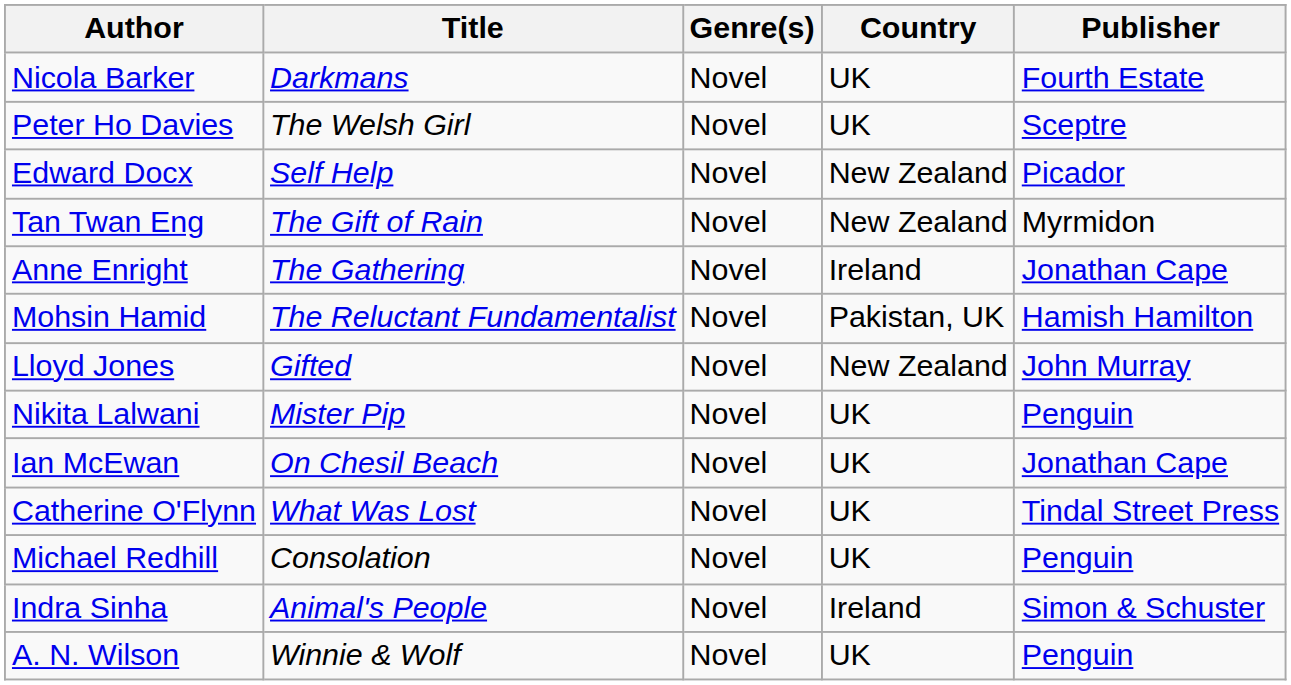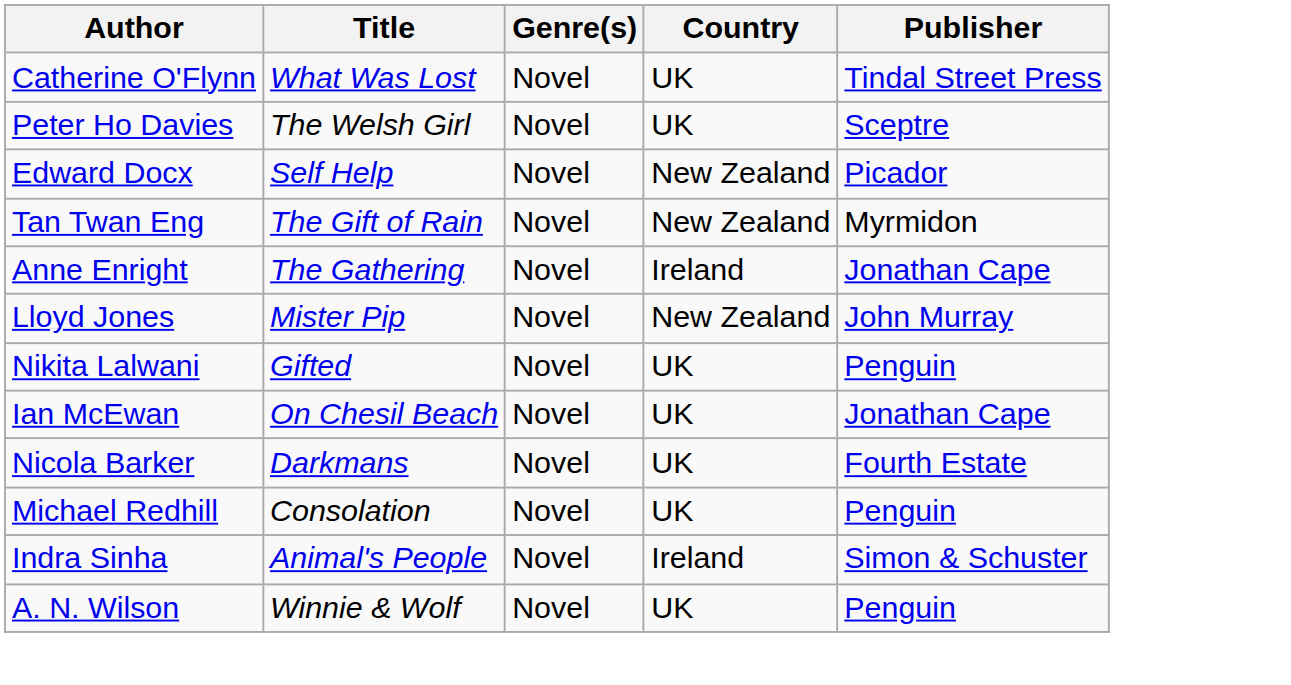rows swapped: (103, 76) <-> (134, 510)
- row: (109, 317)
(311, 366) Gifted -> (338, 317) Mister Pip
(338, 414) Mister Pip -> (311, 366) Gifted
